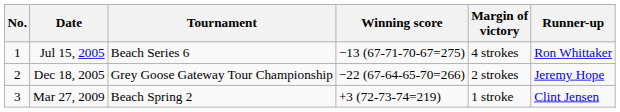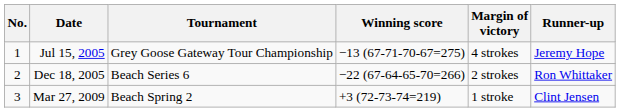(150, 53) Beach Series 6 -> (222, 53) Grey Goose Gateway Tour Championship
(573, 53) Ron Whittaker -> (569, 53) Jeremy Hope
(222, 74) Grey Goose Gateway Tour Championship -> (150, 74) Beach Series 6
(569, 74) Jeremy Hope -> (573, 74) Ron Whittaker
